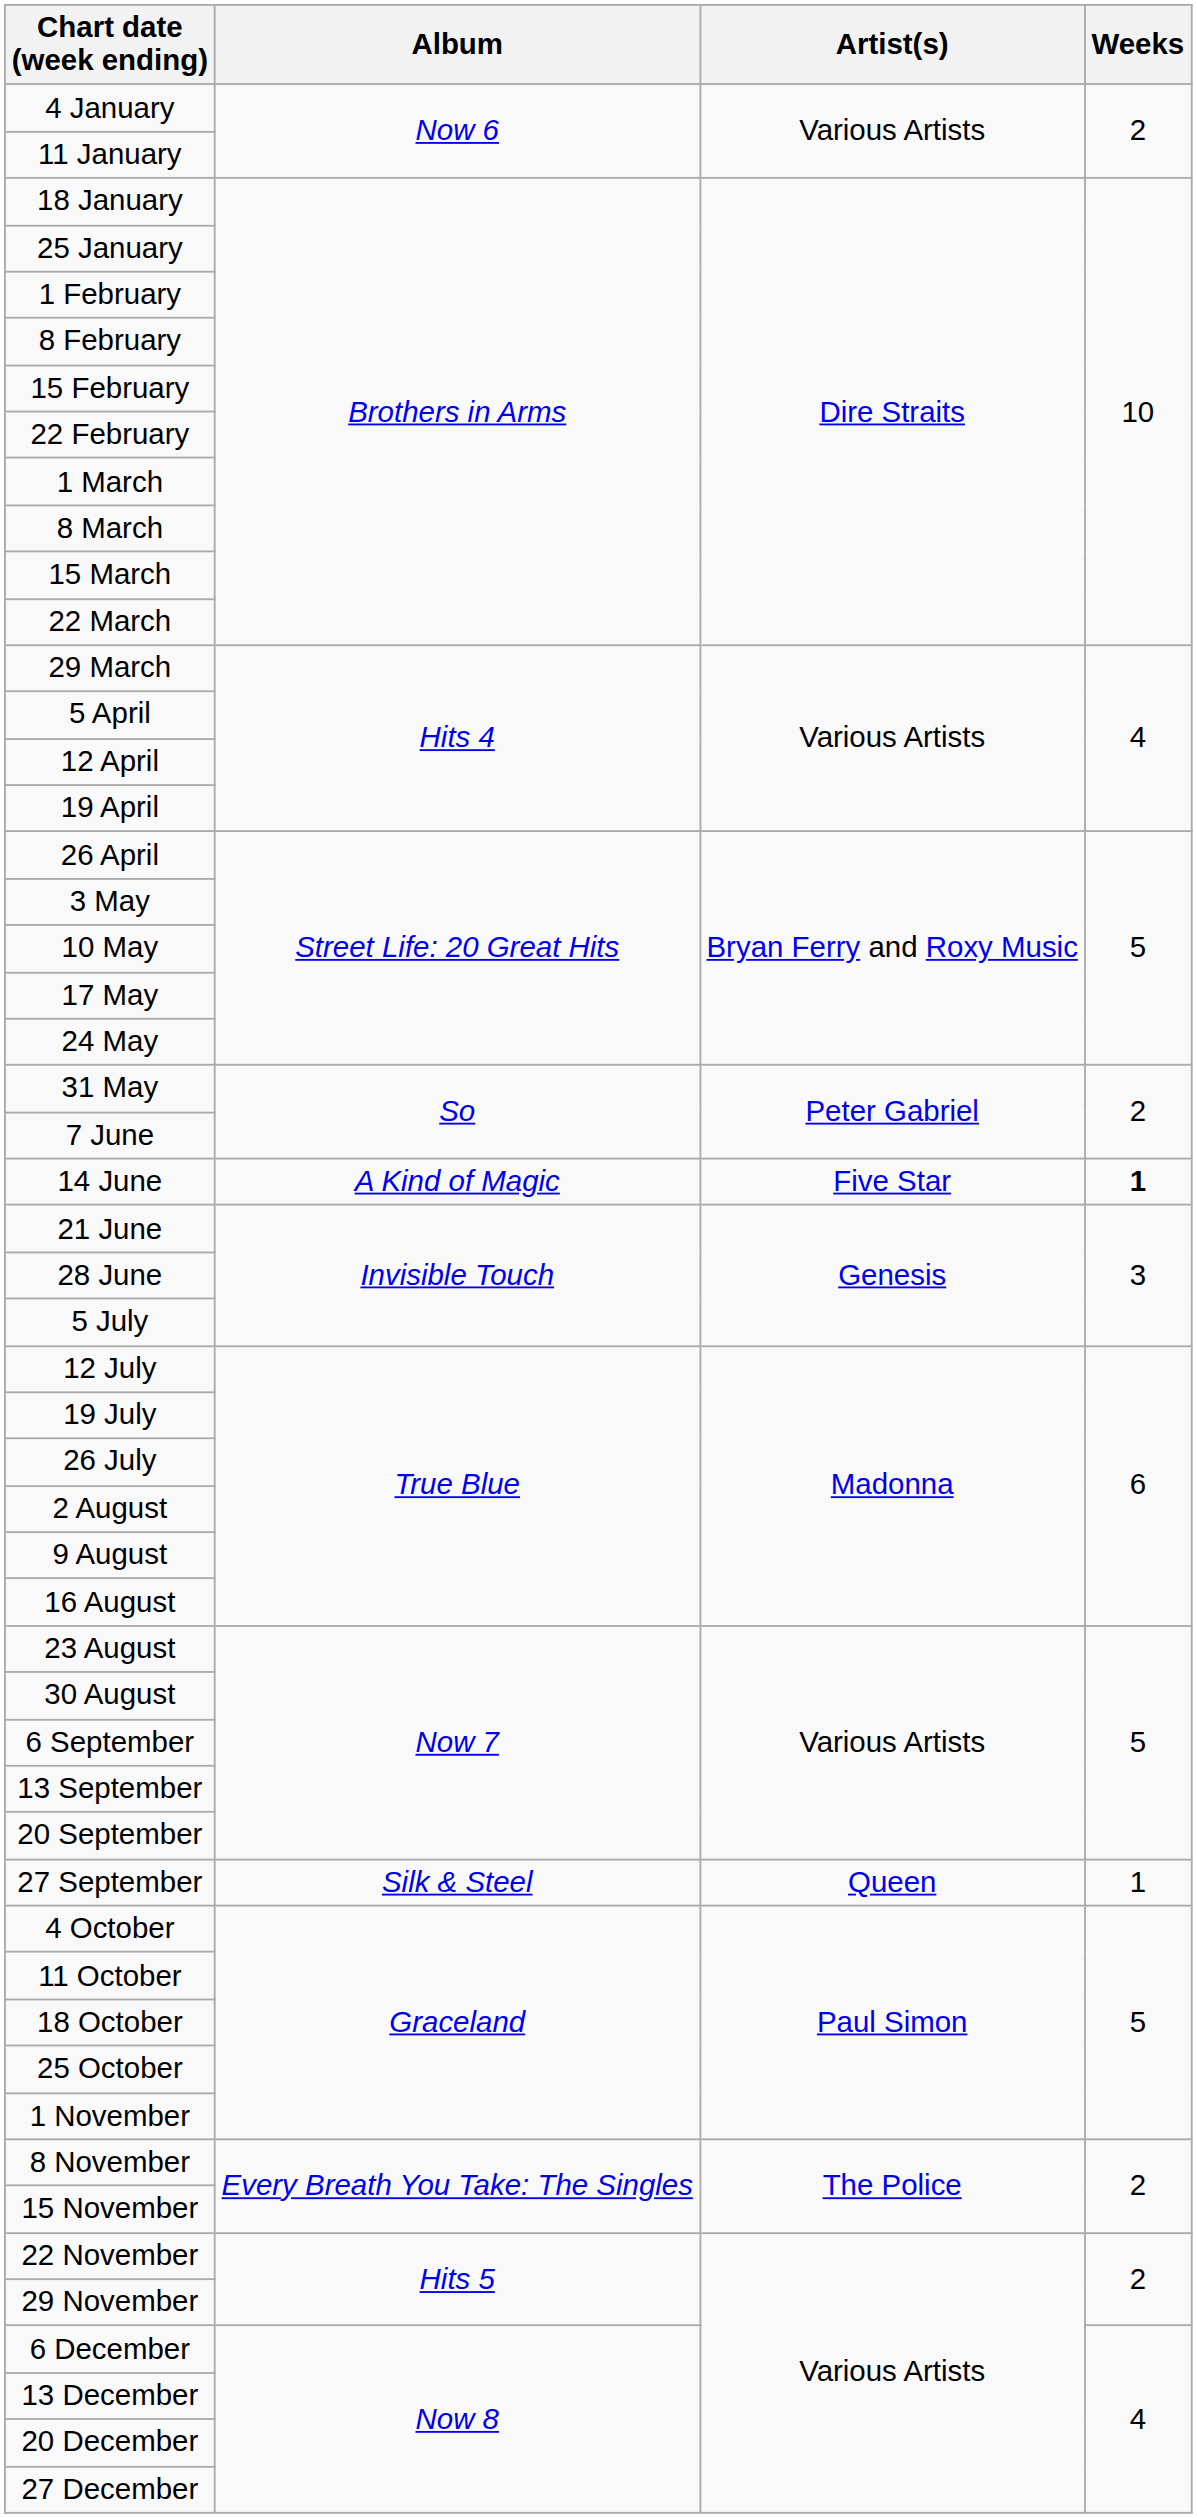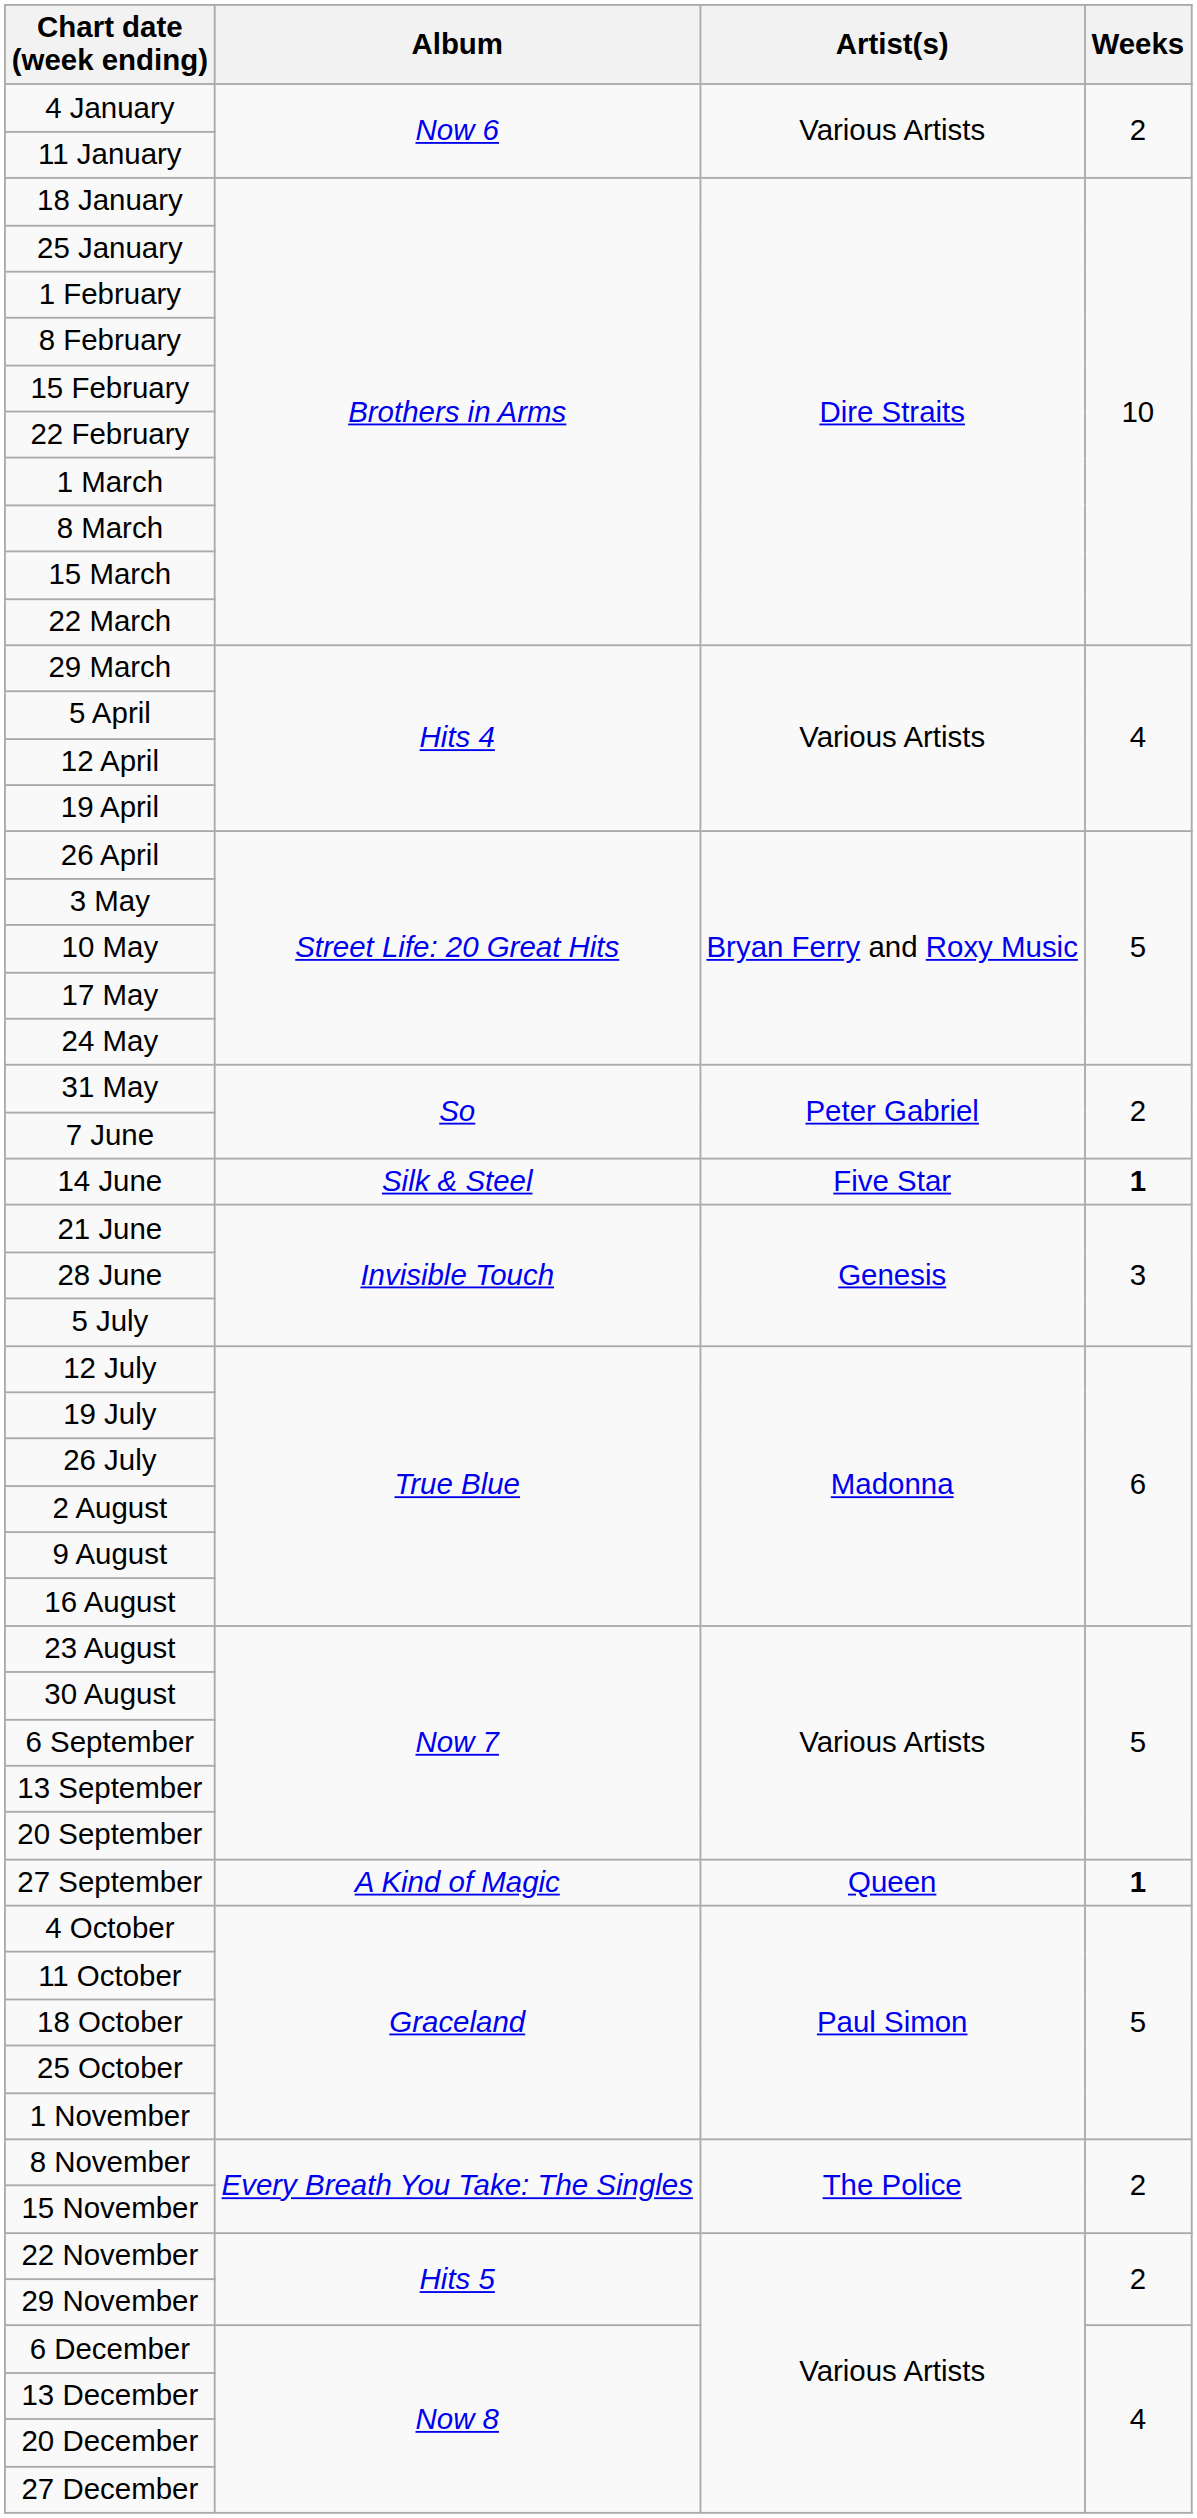(457, 1181) A Kind of Magic -> (457, 1181) Silk & Steel
(457, 1881) Silk & Steel -> (457, 1881) A Kind of Magic
(1138, 1881) normal -> (1138, 1881) bold
